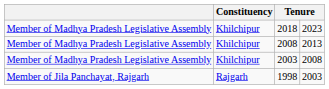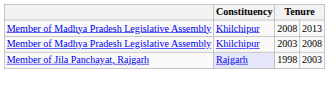- row: (287, 28)
(232, 76) no background -> (232, 60) lavender background
